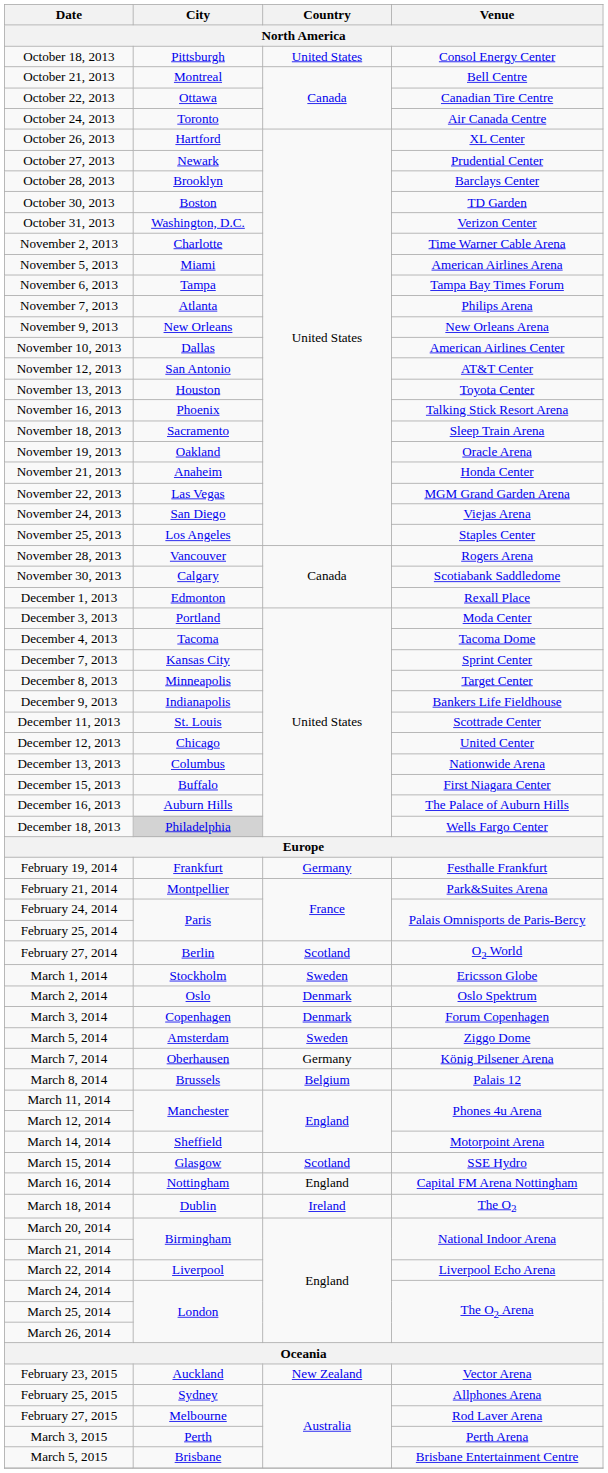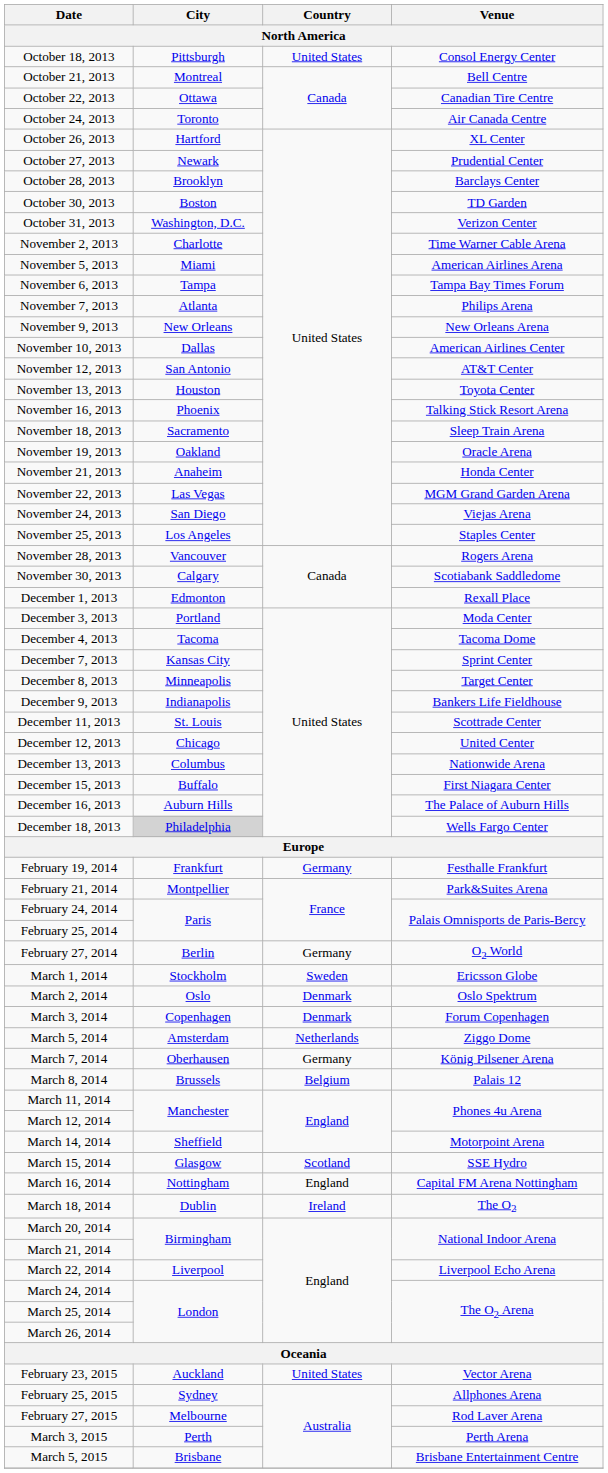(327, 952) Scotland -> (327, 952) Germany
(327, 1037) Sweden -> (327, 1037) Netherlands
(327, 1374) New Zealand -> (327, 1374) United States
